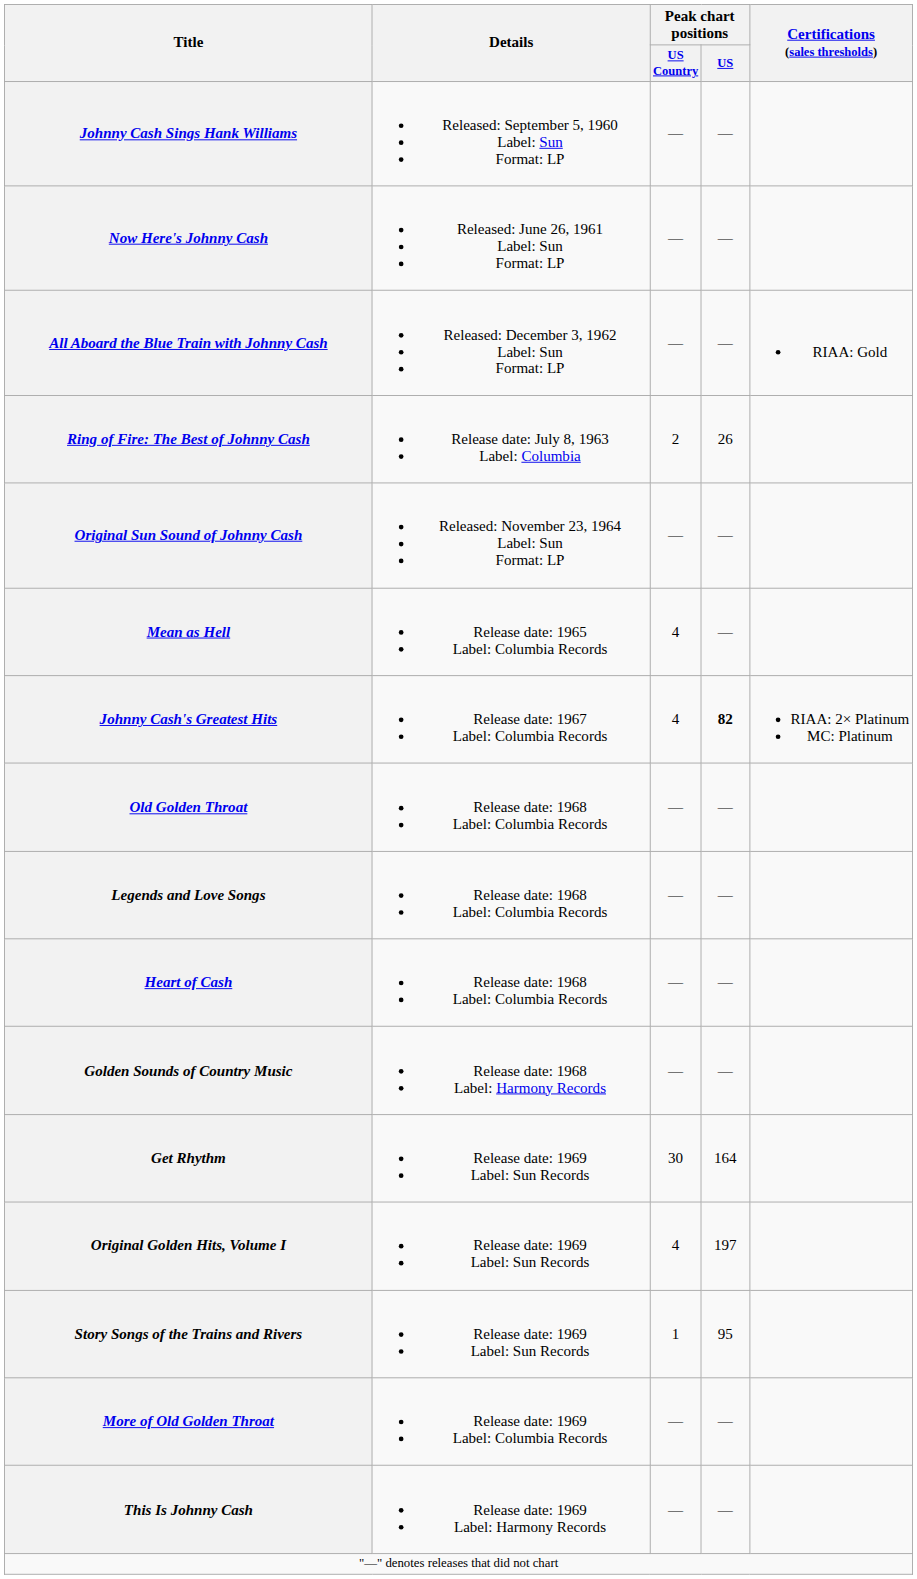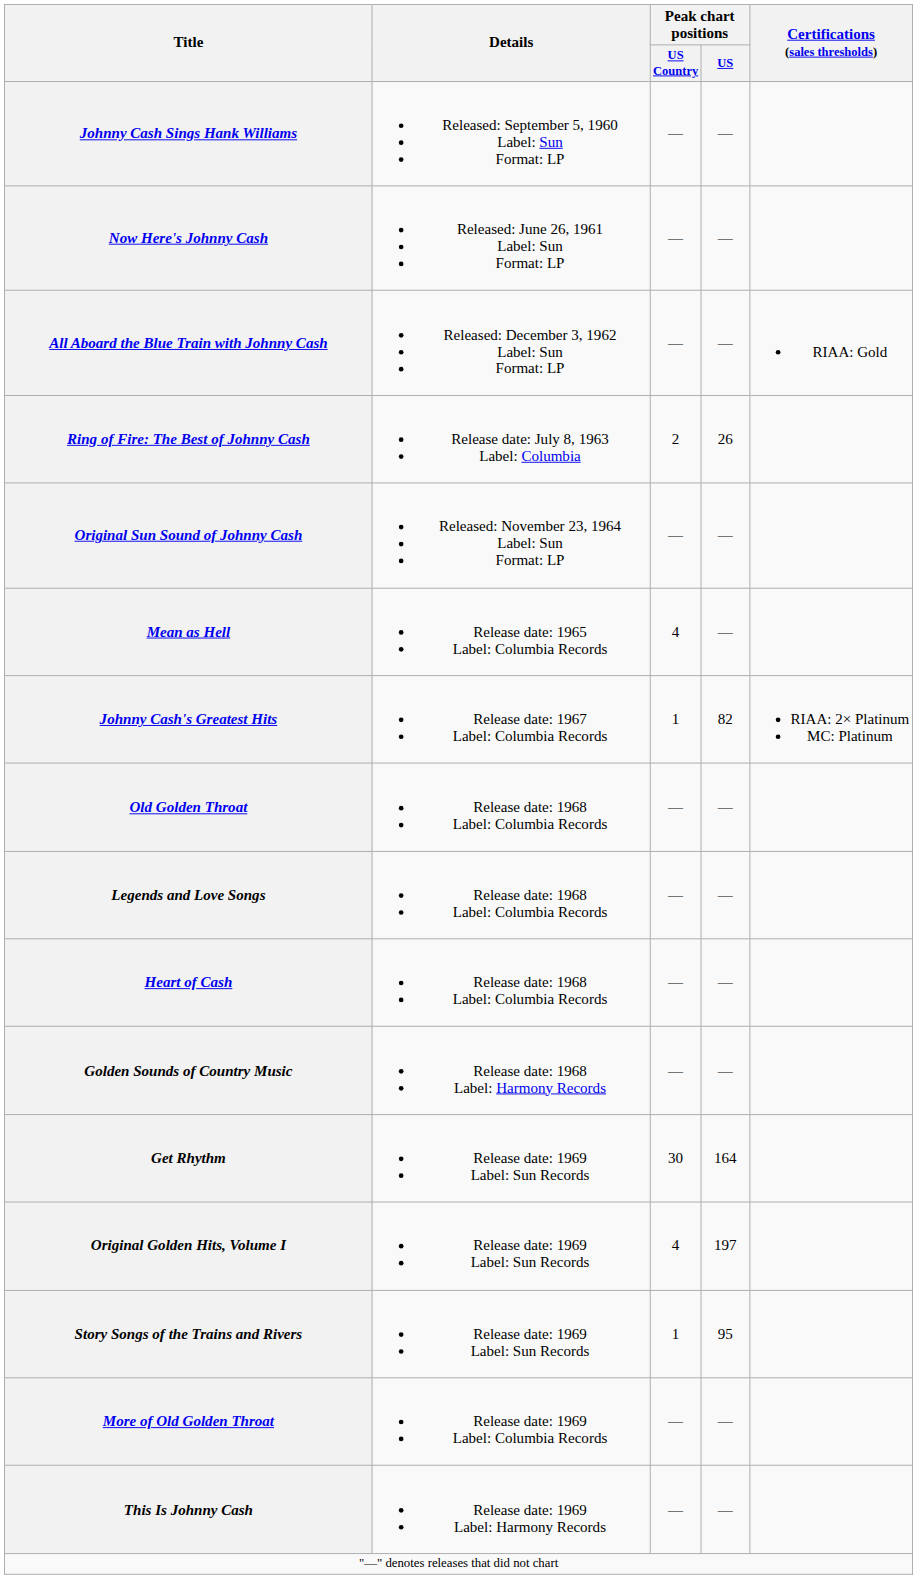(676, 719) 4 -> (676, 719) 1
(725, 719) bold -> (725, 719) normal
